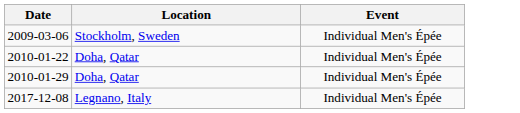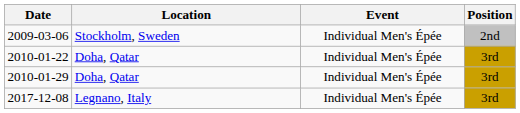+ column: (490, 14)
